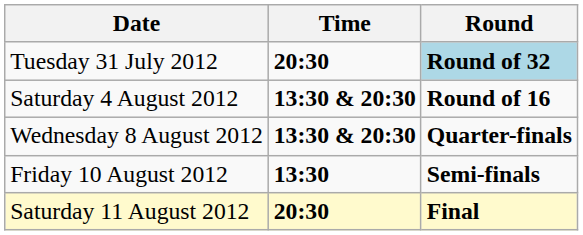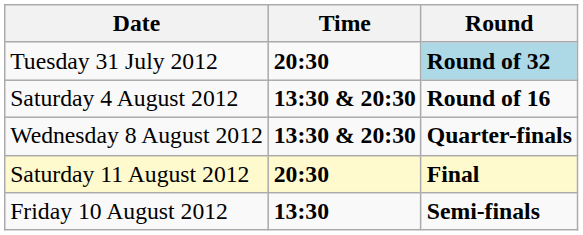rows swapped: (119, 173) <-> (130, 211)
